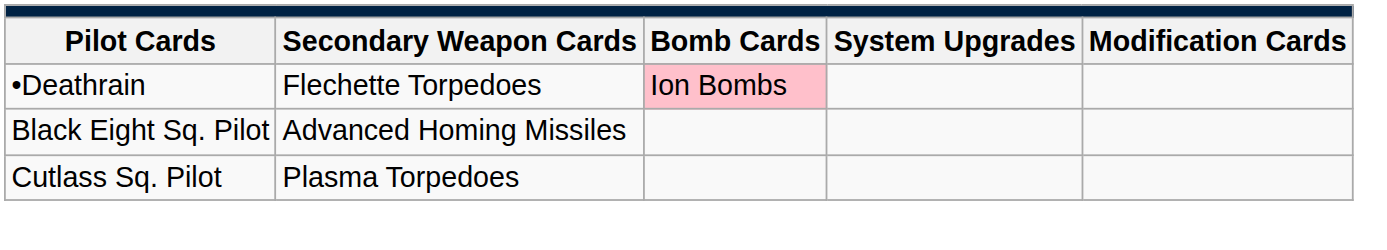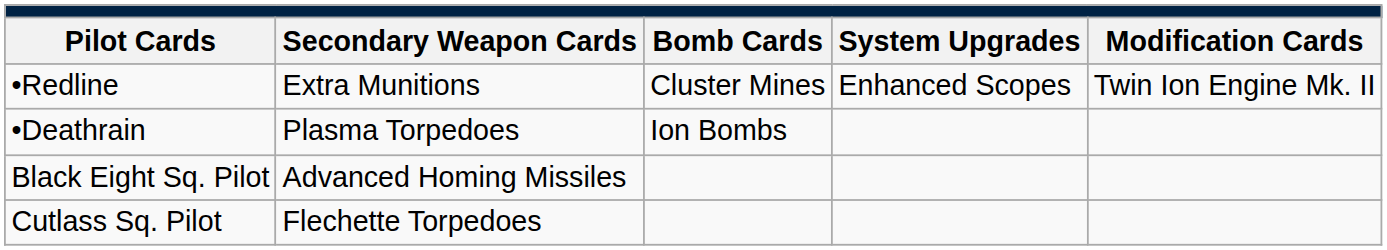+ row: (65, 85)
(412, 85) Flechette Torpedoes -> (401, 131) Plasma Torpedoes
(719, 85) pink background -> (719, 131) no background
(401, 176) Plasma Torpedoes -> (412, 222) Flechette Torpedoes
